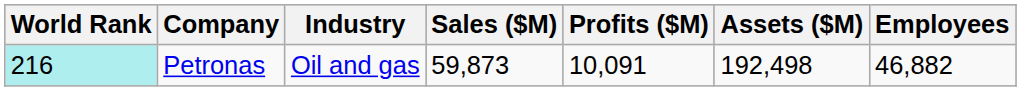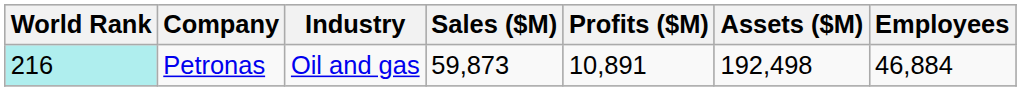(608, 65) 10,091 -> (608, 65) 10,891
(914, 65) 46,882 -> (914, 65) 46,884
